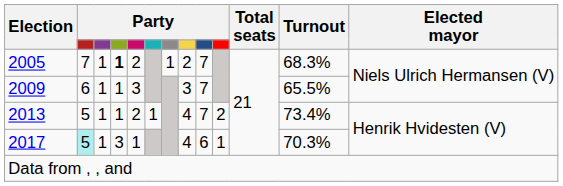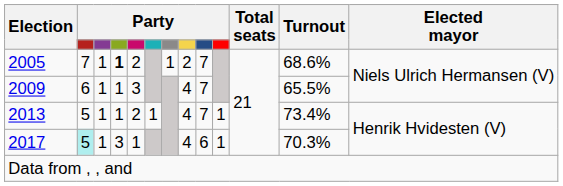(307, 62) 68.3% -> (307, 62) 68.6%
(187, 89) 3 -> (187, 89) 4
(221, 115) 2 -> (221, 115) 1
